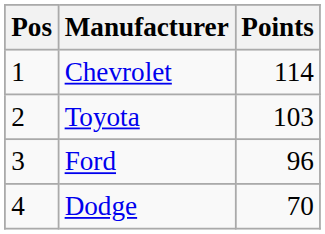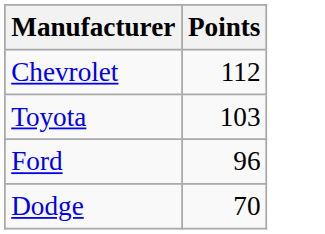- column: (32, 27)
(294, 71) 114 -> (241, 71) 112
